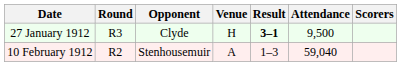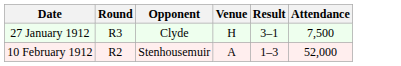- column: (374, 14)
(269, 33) bold -> (269, 33) normal
(320, 33) 9,500 -> (320, 33) 7,500
(320, 52) 59,040 -> (320, 52) 52,000
